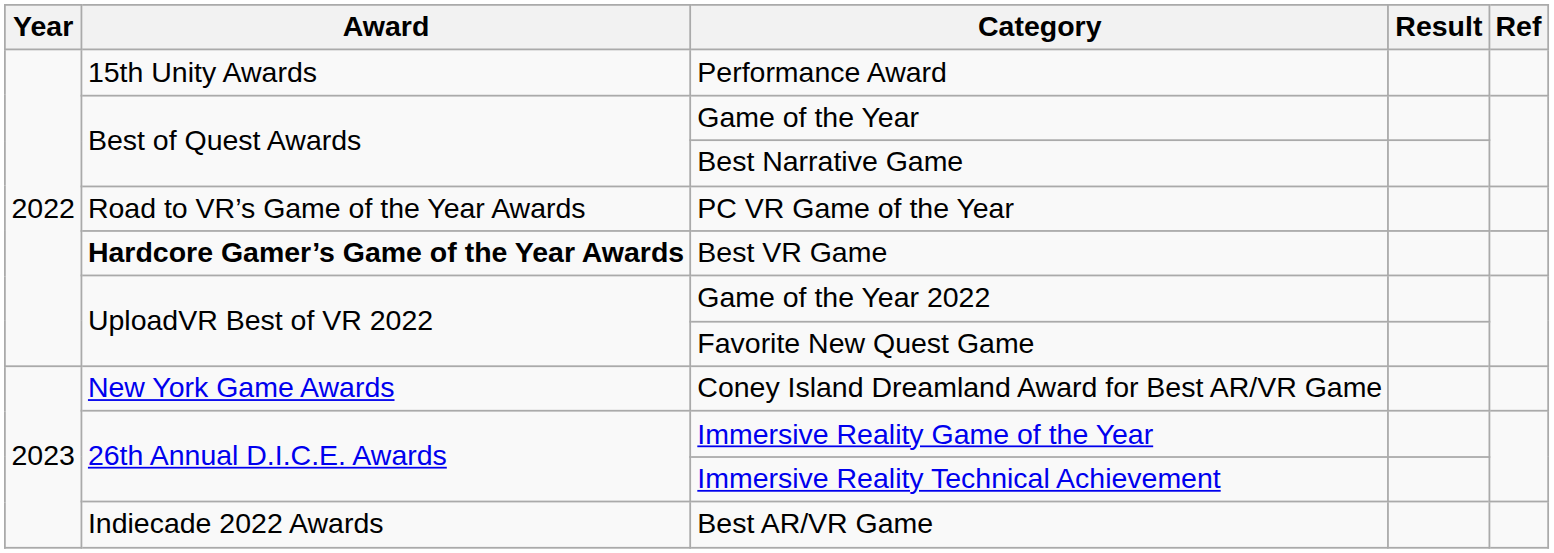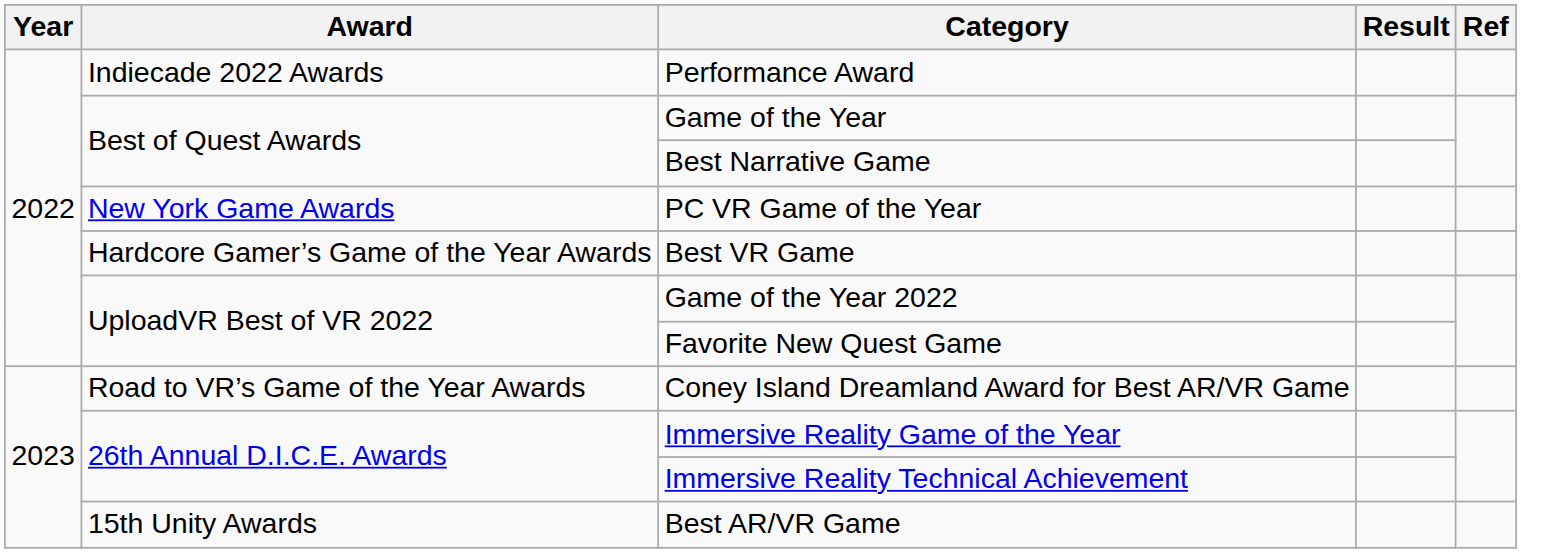(202, 72) 15th Unity Awards -> (236, 72) Indiecade 2022 Awards
(337, 207) Road to VR’s Game of the Year Awards -> (241, 207) New York Game Awards
(386, 252) bold -> (370, 252) normal
(241, 388) New York Game Awards -> (337, 388) Road to VR’s Game of the Year Awards
(236, 523) Indiecade 2022 Awards -> (202, 523) 15th Unity Awards
